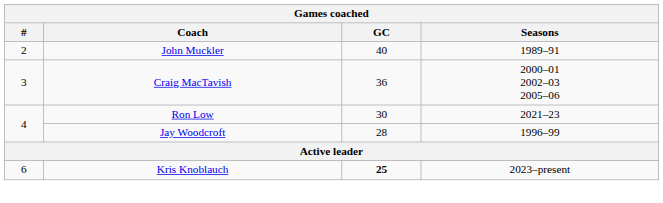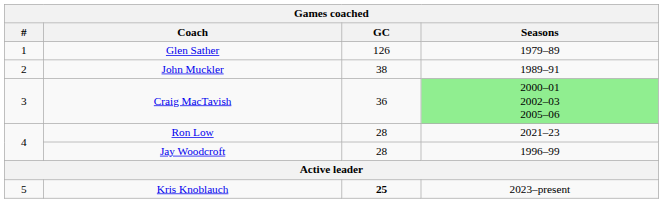+ row: (193, 51)
(382, 51) 40 -> (382, 69) 38
(540, 82) no background -> (540, 101) lightgreen background
(382, 114) 30 -> (382, 133) 28
(24, 170) 6 -> (24, 188) 5
